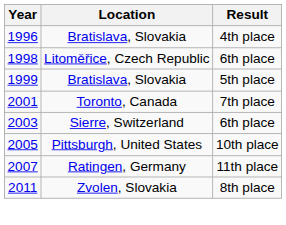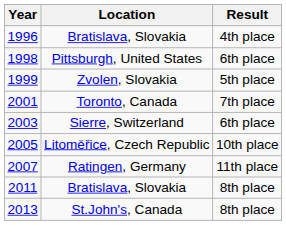(127, 58) Litoměřice, Czech Republic -> (127, 58) Pittsburgh, United States
(127, 79) Bratislava, Slovakia -> (127, 79) Zvolen, Slovakia
(127, 144) Pittsburgh, United States -> (127, 144) Litoměřice, Czech Republic
(127, 187) Zvolen, Slovakia -> (127, 187) Bratislava, Slovakia
+ row: (23, 209)
